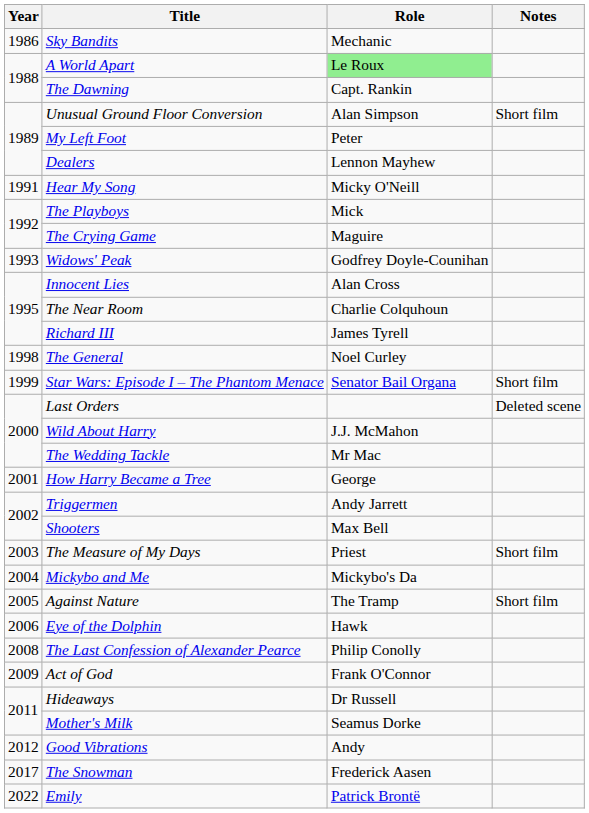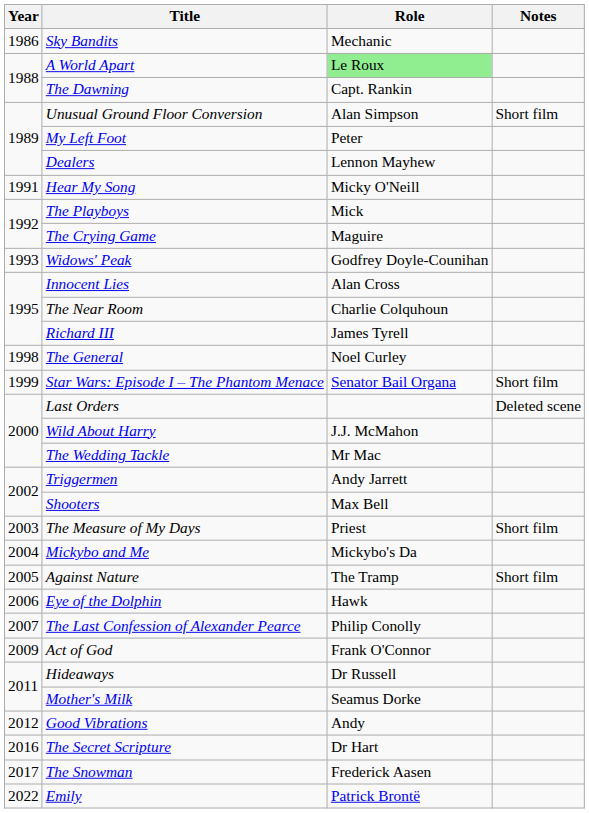- row: (128, 479)
(23, 650) 2008 -> (23, 625) 2007
+ row: (108, 747)
